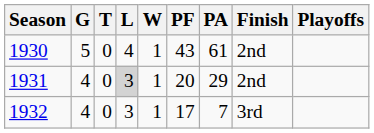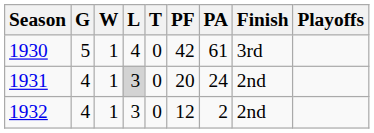columns swapped: (152, 19) <-> (105, 19)
(185, 50) 43 -> (185, 50) 42
(251, 50) 2nd -> (250, 50) 3rd
(218, 81) 29 -> (218, 81) 24
(185, 111) 17 -> (185, 111) 12
(223, 111) 7 -> (223, 111) 2
(250, 111) 3rd -> (251, 111) 2nd
